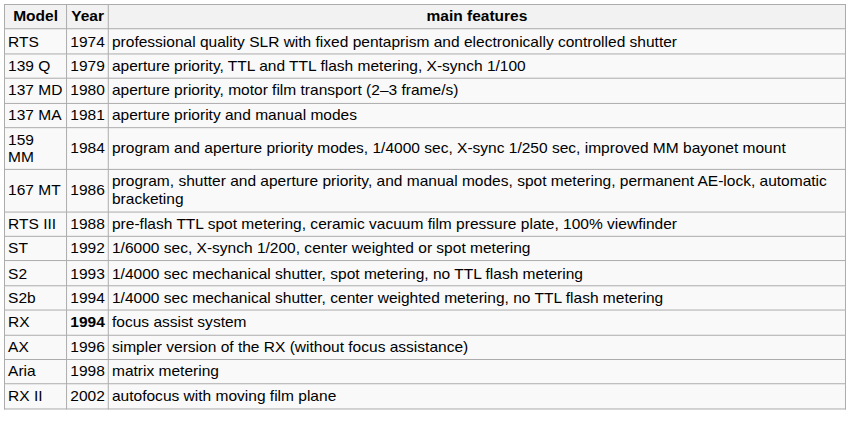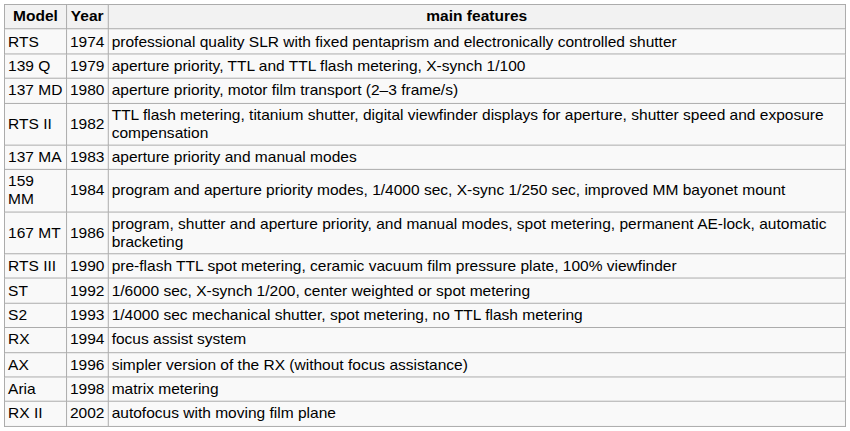+ row: (30, 123)
(88, 115) 1981 -> (87, 157) 1983
(88, 224) 1988 -> (87, 266) 1990
- row: (22, 297)
(88, 322) bold -> (87, 339) normal
